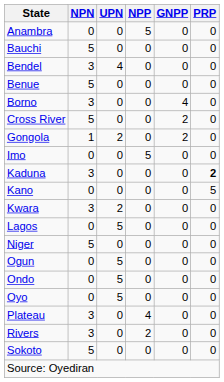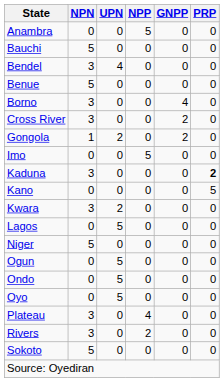(91, 119) 5 -> (91, 119) 3
